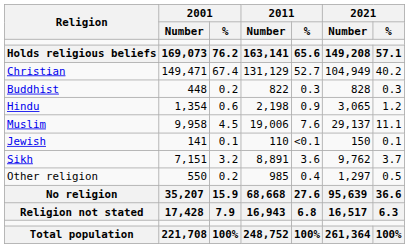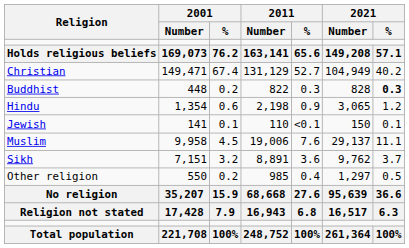(392, 89) normal -> (392, 89) bold
rows swapped: (26, 141) <-> (26, 124)
